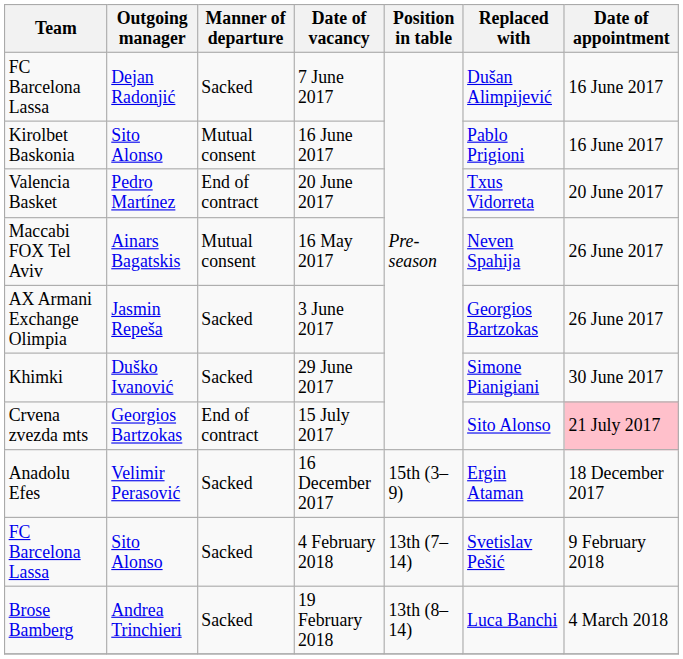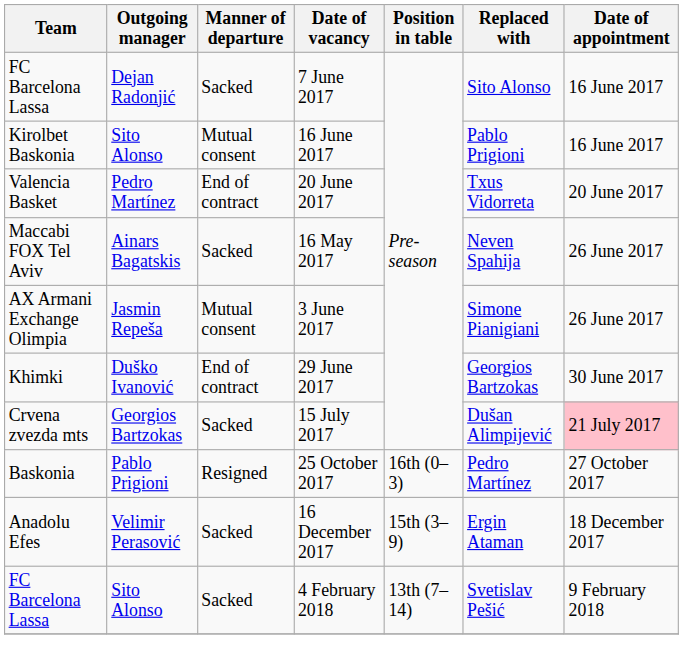(510, 86) Dušan Alimpijević -> (509, 86) Sito Alonso
(228, 251) Mutual consent -> (227, 251) Sacked
(227, 319) Sacked -> (228, 319) Mutual consent
(503, 319) Georgios Bartzokas -> (503, 319) Simone Pianigiani
(227, 377) Sacked -> (230, 377) End of contract
(503, 377) Simone Pianigiani -> (503, 377) Georgios Bartzokas
(230, 425) End of contract -> (227, 425) Sacked
(509, 425) Sito Alonso -> (510, 425) Dušan Alimpijević
+ row: (338, 473)
- row: (330, 619)
